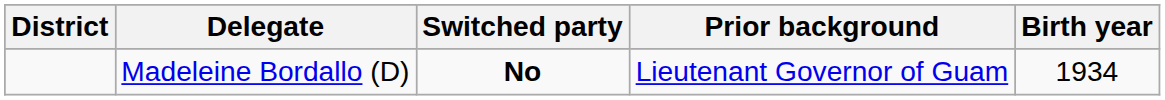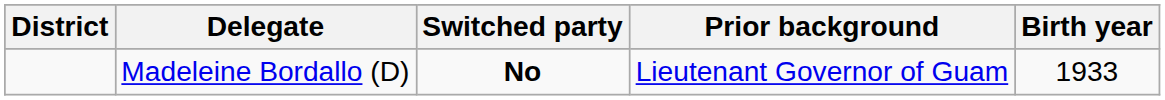(1087, 71) 1934 -> (1087, 71) 1933
